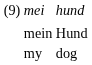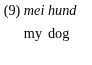- row: (38, 33)
